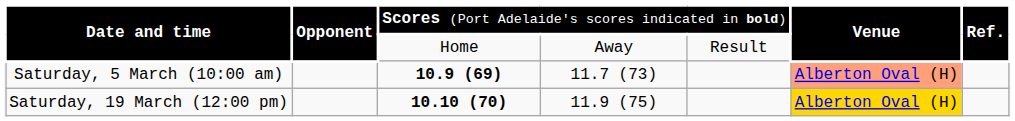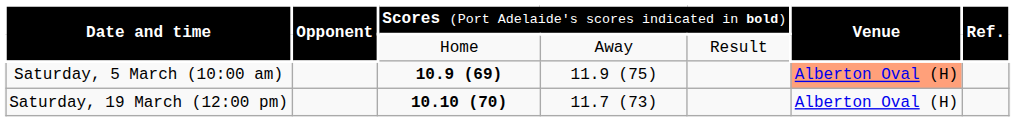(614, 75) 11.7 (73) -> (614, 75) 11.9 (75)
(614, 102) 11.9 (75) -> (614, 102) 11.7 (73)
(876, 102) gold background -> (876, 102) no background
